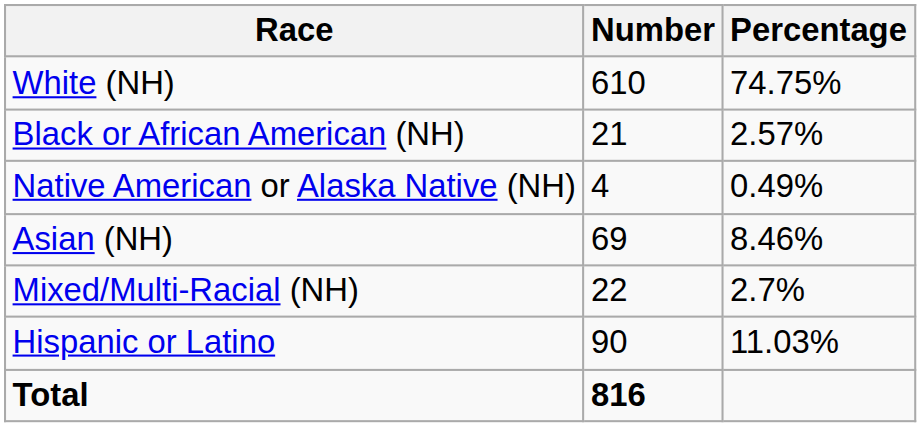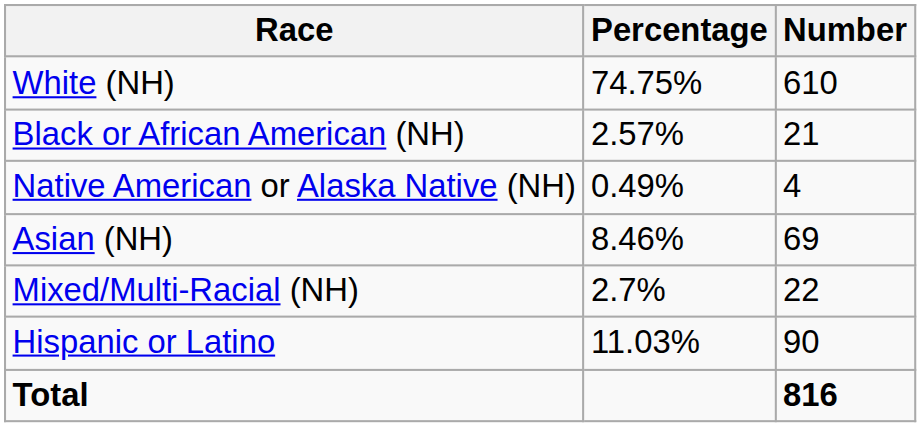columns swapped: (653, 30) <-> (818, 30)
